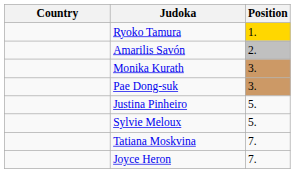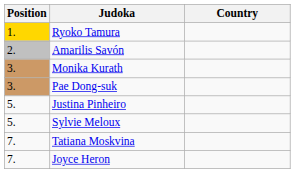columns swapped: (268, 13) <-> (57, 13)
